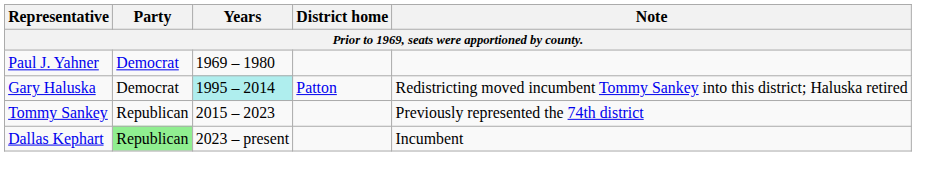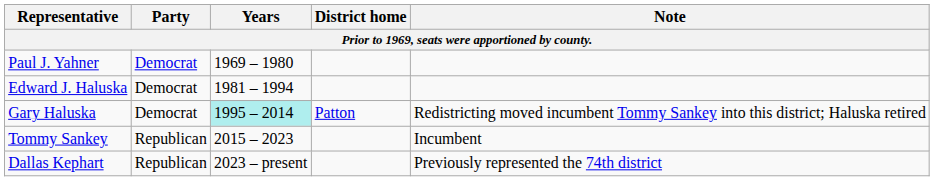+ row: (68, 88)
(520, 113) Previously represented the 74th district -> (448, 138) Incumbent
(152, 138) lightgreen background -> (171, 163) no background
(429, 138) Incumbent -> (538, 163) Previously represented the 74th district
